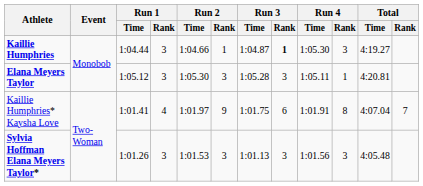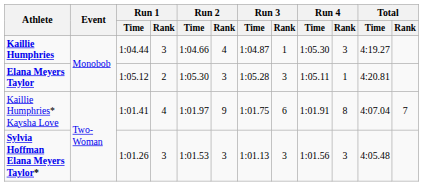(224, 50) 1 -> (224, 50) 4
(285, 50) bold -> (285, 50) normal
(164, 77) 3 -> (164, 77) 2
